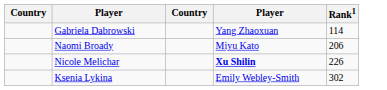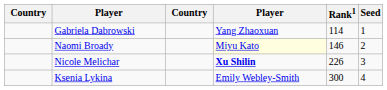+ column: (370, 13)
(237, 46) no background -> (237, 46) lightyellow background
(336, 46) 206 -> (336, 46) 146
(336, 77) 302 -> (336, 77) 300
